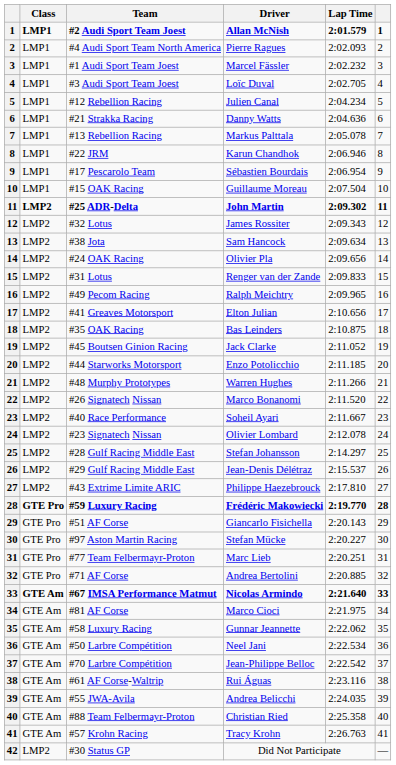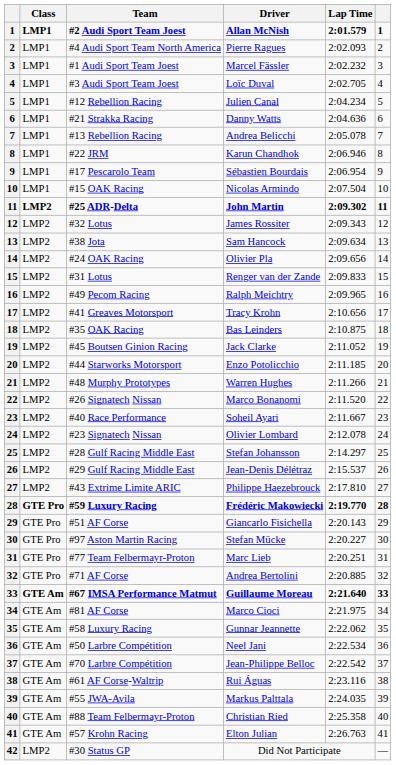(260, 136) Markus Palttala -> (261, 136) Andrea Belicchi
(266, 189) Guillaume Moreau -> (263, 189) Nicolas Armindo
(252, 312) Elton Julian -> (253, 312) Tracy Krohn
(264, 593) Nicolas Armindo -> (269, 593) Guillaume Moreau
(261, 699) Andrea Belicchi -> (260, 699) Markus Palttala
(253, 734) Tracy Krohn -> (252, 734) Elton Julian
